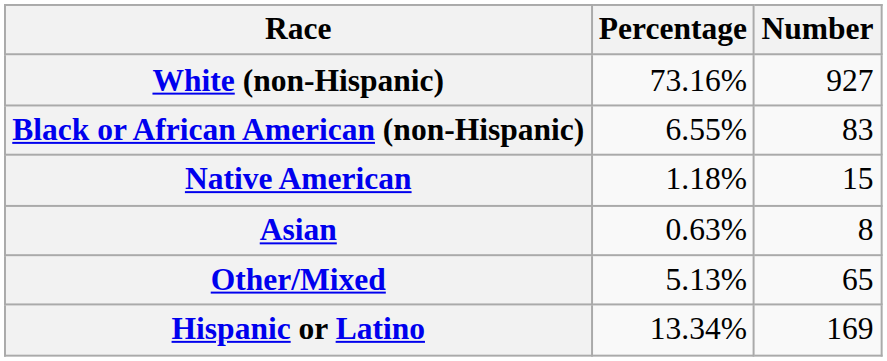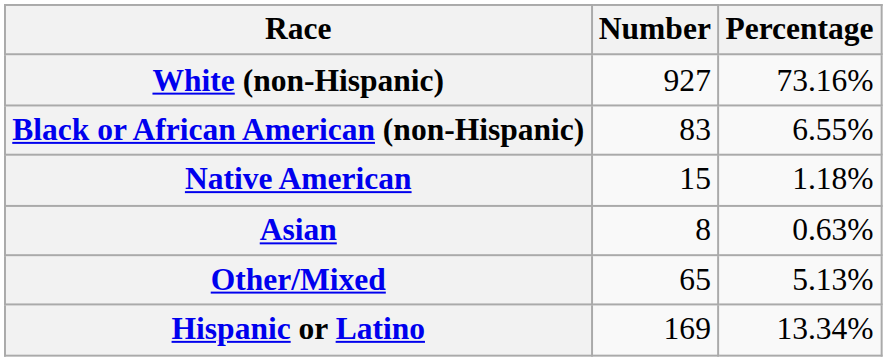columns swapped: (818, 29) <-> (673, 29)
